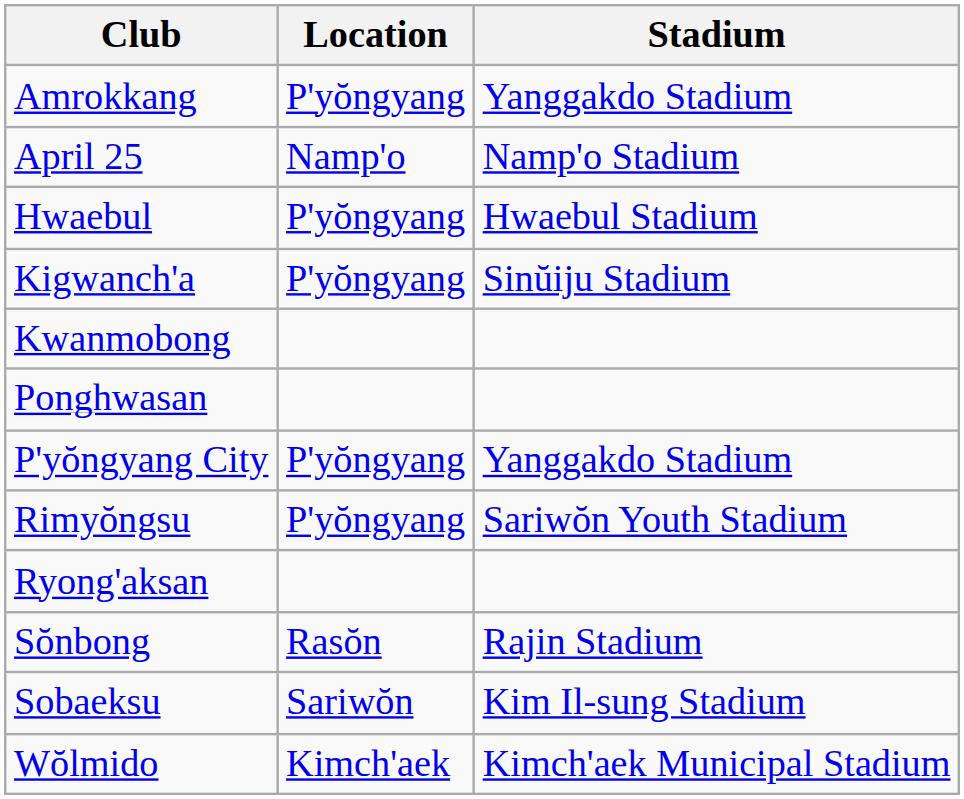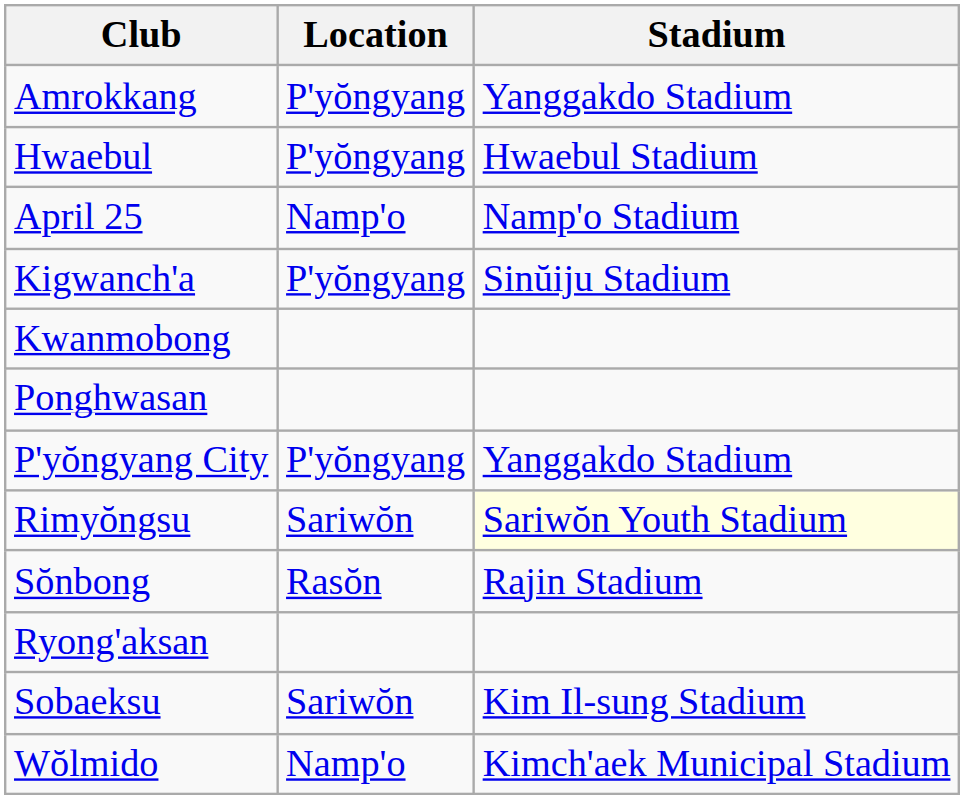rows swapped: (78, 156) <-> (83, 216)
(376, 519) P'yŏngyang -> (350, 519) Sariwŏn
(665, 519) no background -> (665, 519) lightyellow background
rows swapped: (111, 580) <-> (82, 641)
(368, 762) Kimch'aek -> (346, 762) Namp'o
